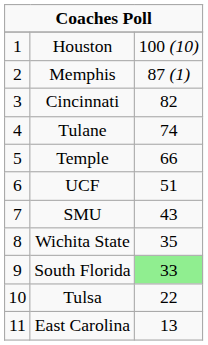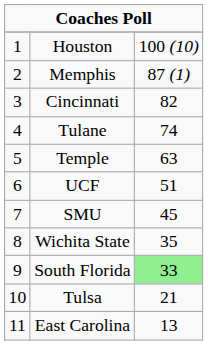(169, 158) 66 -> (169, 158) 63
(169, 213) 43 -> (169, 213) 45
(169, 297) 22 -> (169, 297) 21
